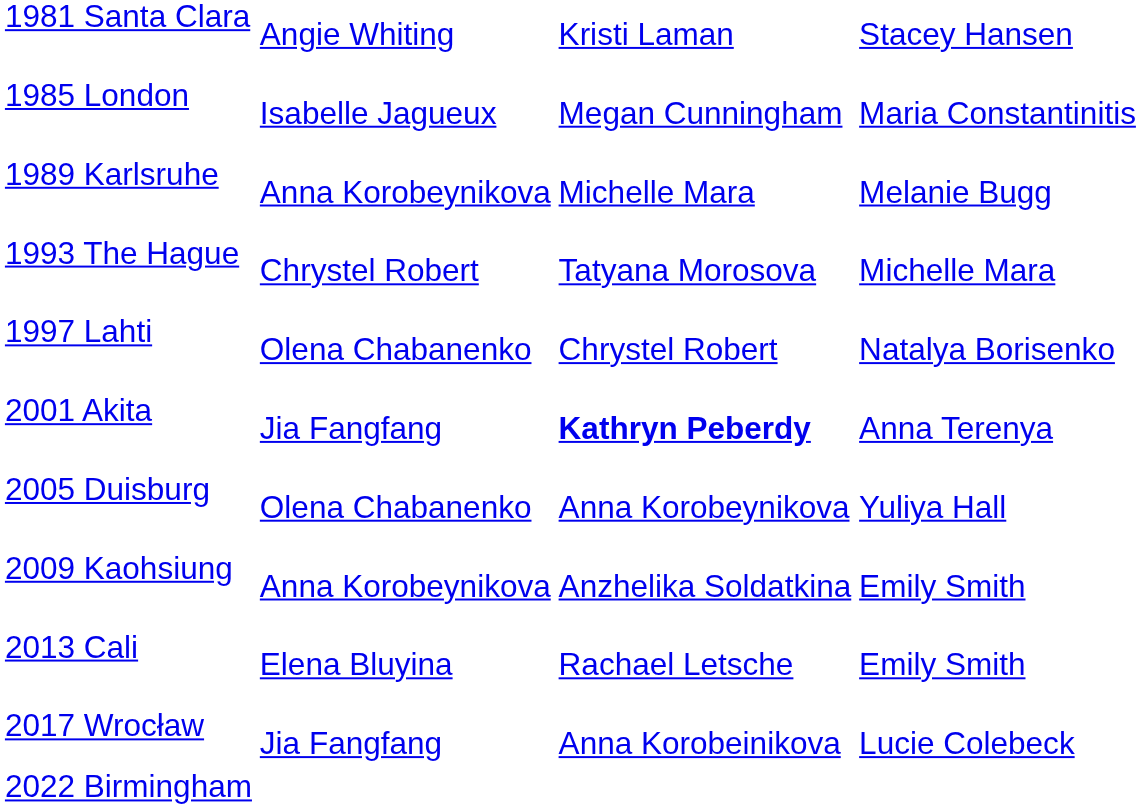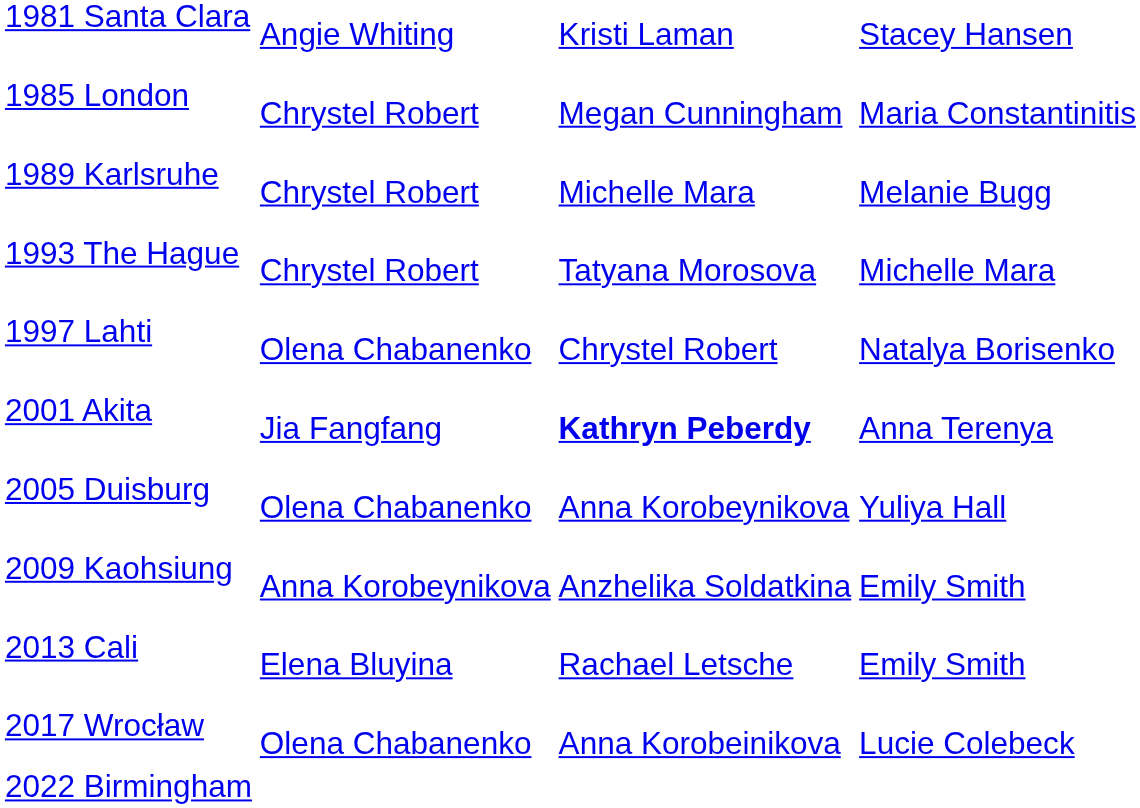(378, 113) Isabelle Jagueux -> (369, 113) Chrystel Robert
(405, 192) Anna Korobeynikova -> (369, 192) Chrystel Robert
(351, 743) Jia Fangfang -> (396, 743) Olena Chabanenko
